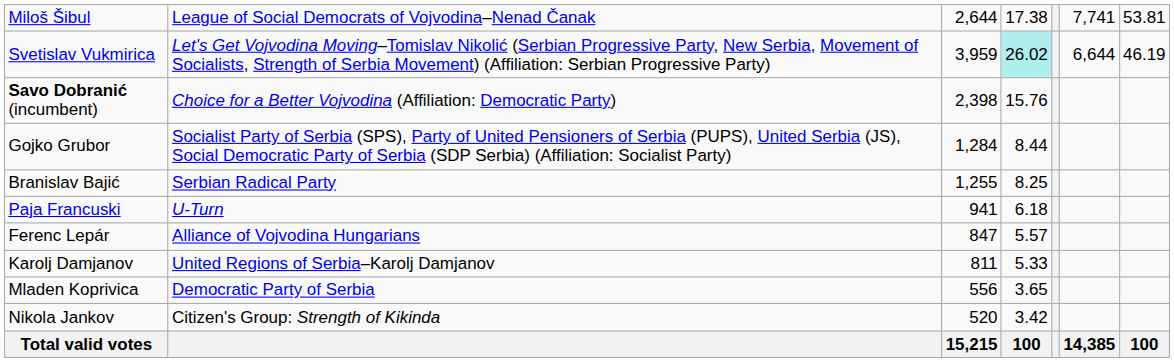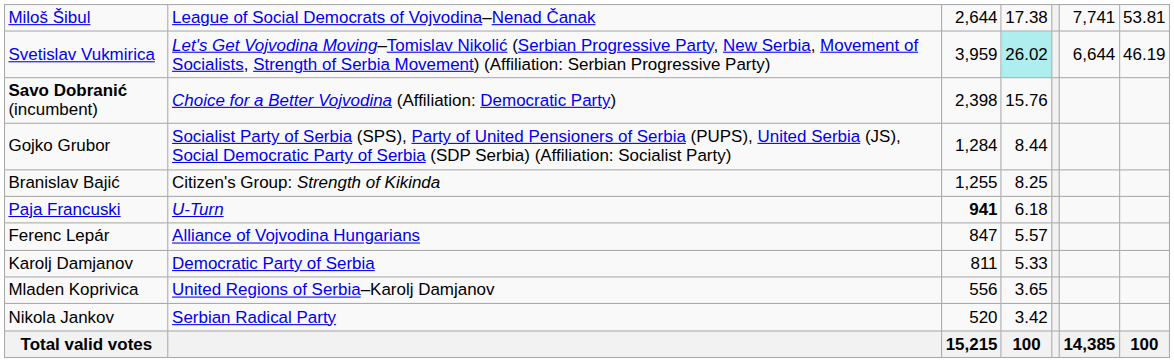(254, 182) Serbian Radical Party -> (306, 182) Citizen's Group: Strength of Kikinda
(983, 209) normal -> (983, 209) bold
(333, 263) United Regions of Serbia–Karolj Damjanov -> (273, 263) Democratic Party of Serbia
(273, 290) Democratic Party of Serbia -> (333, 290) United Regions of Serbia–Karolj Damjanov
(306, 317) Citizen's Group: Strength of Kikinda -> (254, 317) Serbian Radical Party
